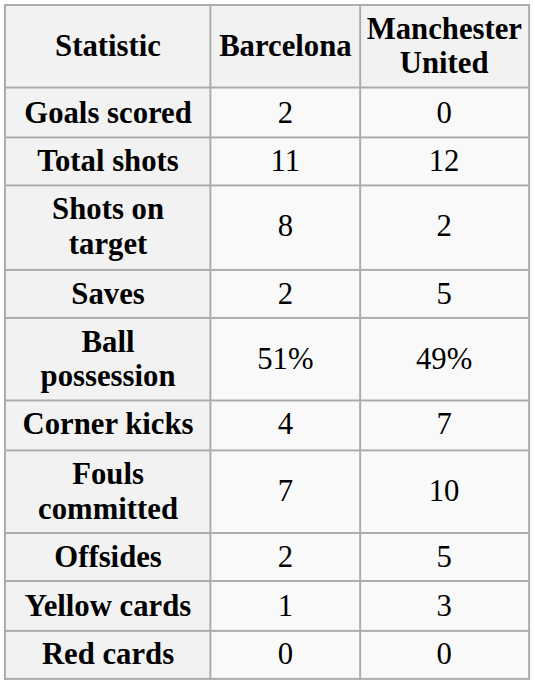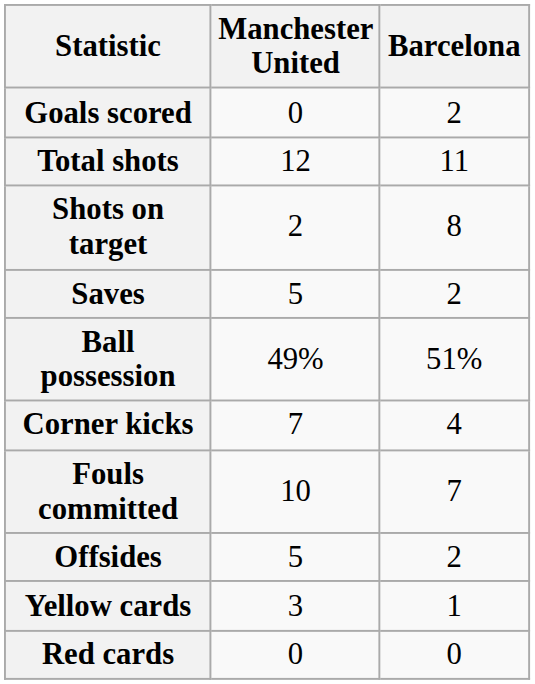columns swapped: (285, 46) <-> (444, 46)
